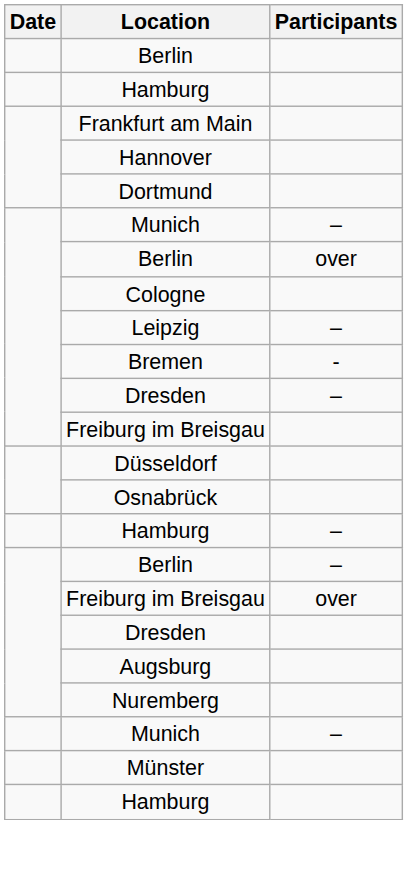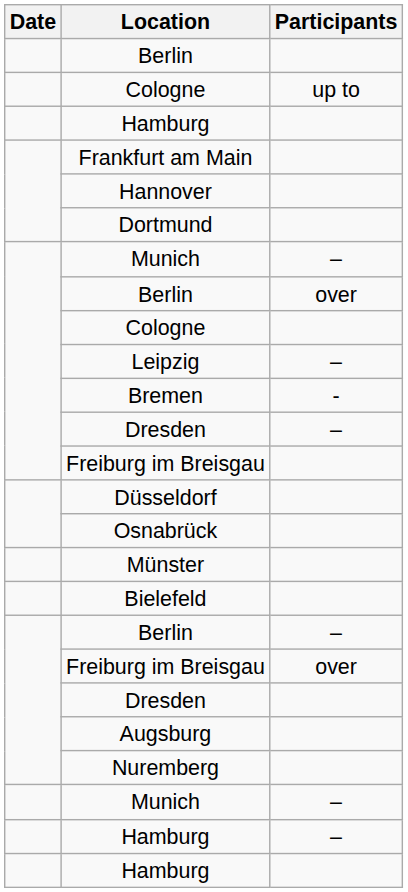+ row: (165, 90)
rows swapped: (165, 531) <-> (165, 768)
+ row: (165, 599)
